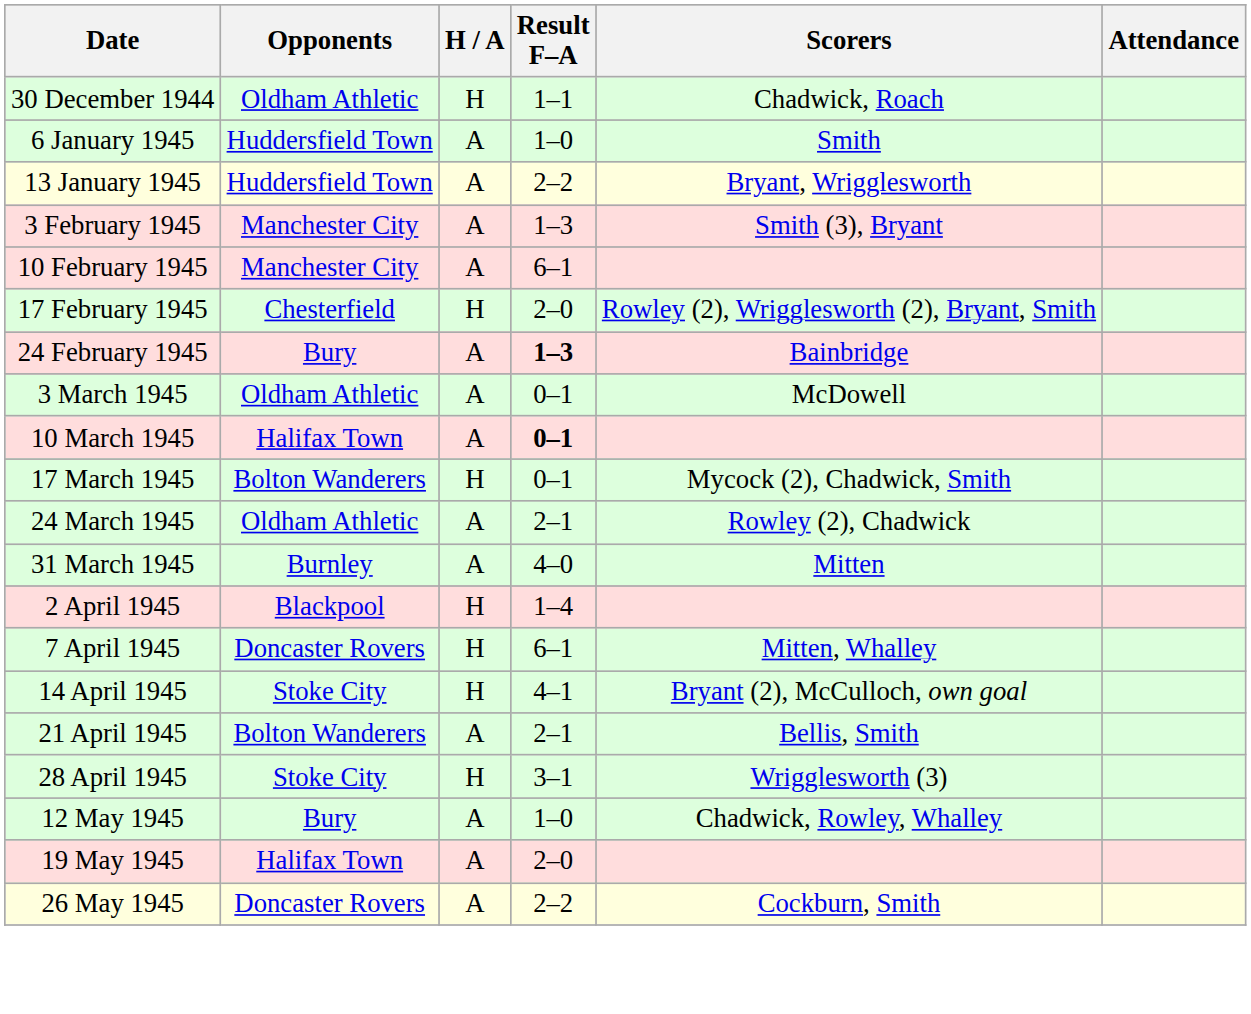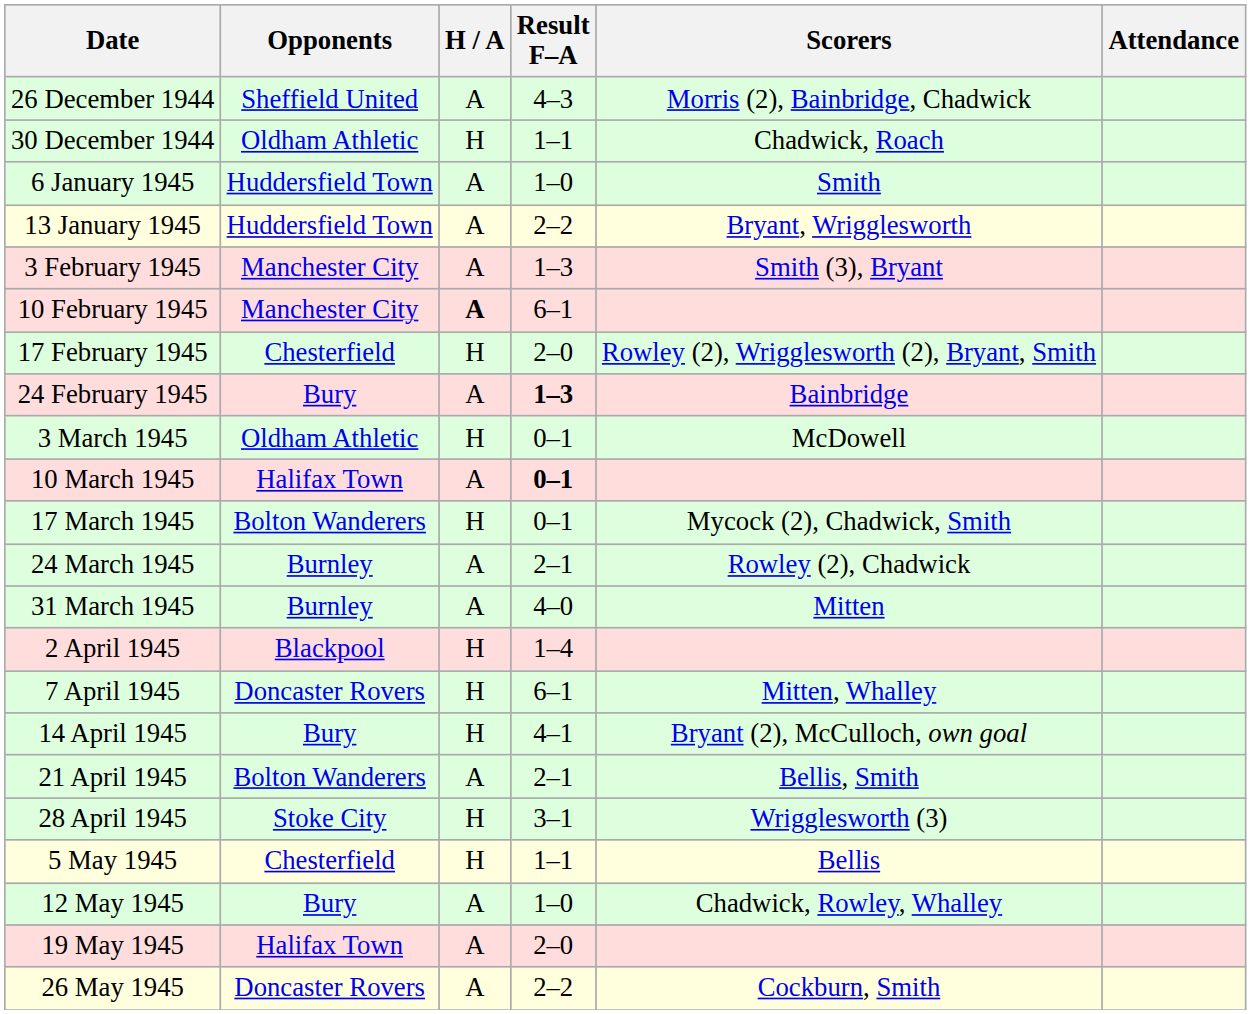+ row: (113, 98)
(475, 267) normal -> (475, 310) bold
(475, 394) A -> (475, 437) H
(330, 521) Oldham Athletic -> (330, 564) Burnley
(330, 691) Stoke City -> (330, 733) Bury
+ row: (113, 860)
